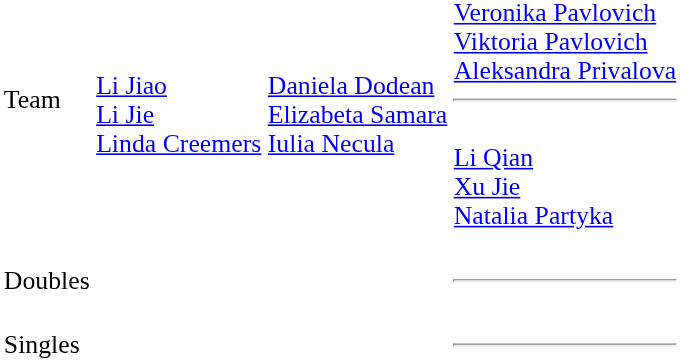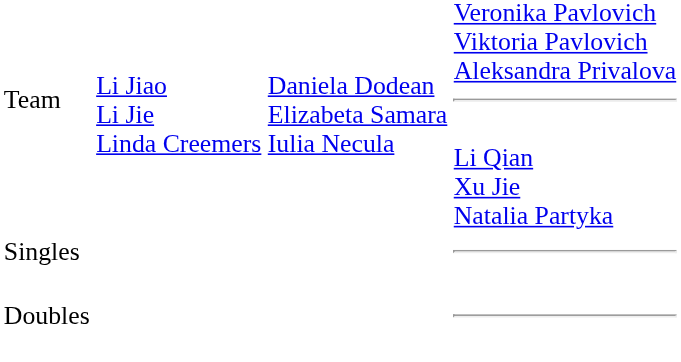rows swapped: (42, 344) <-> (47, 280)
